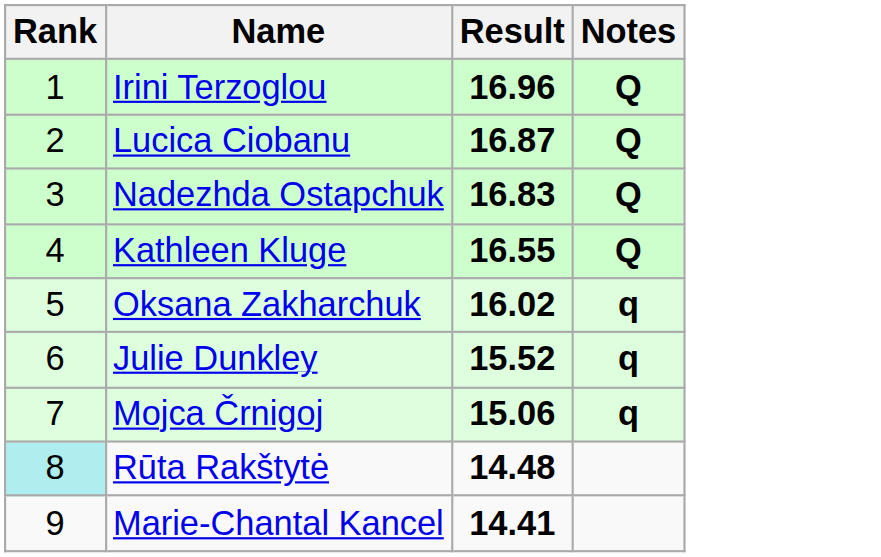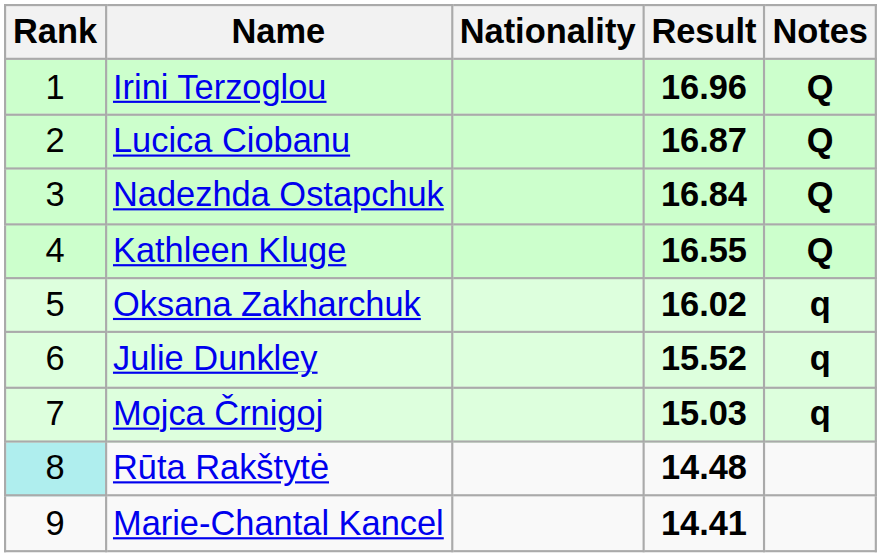+ column: (548, 31)
(512, 195) 16.83 -> (704, 195) 16.84
(512, 413) 15.06 -> (704, 413) 15.03
